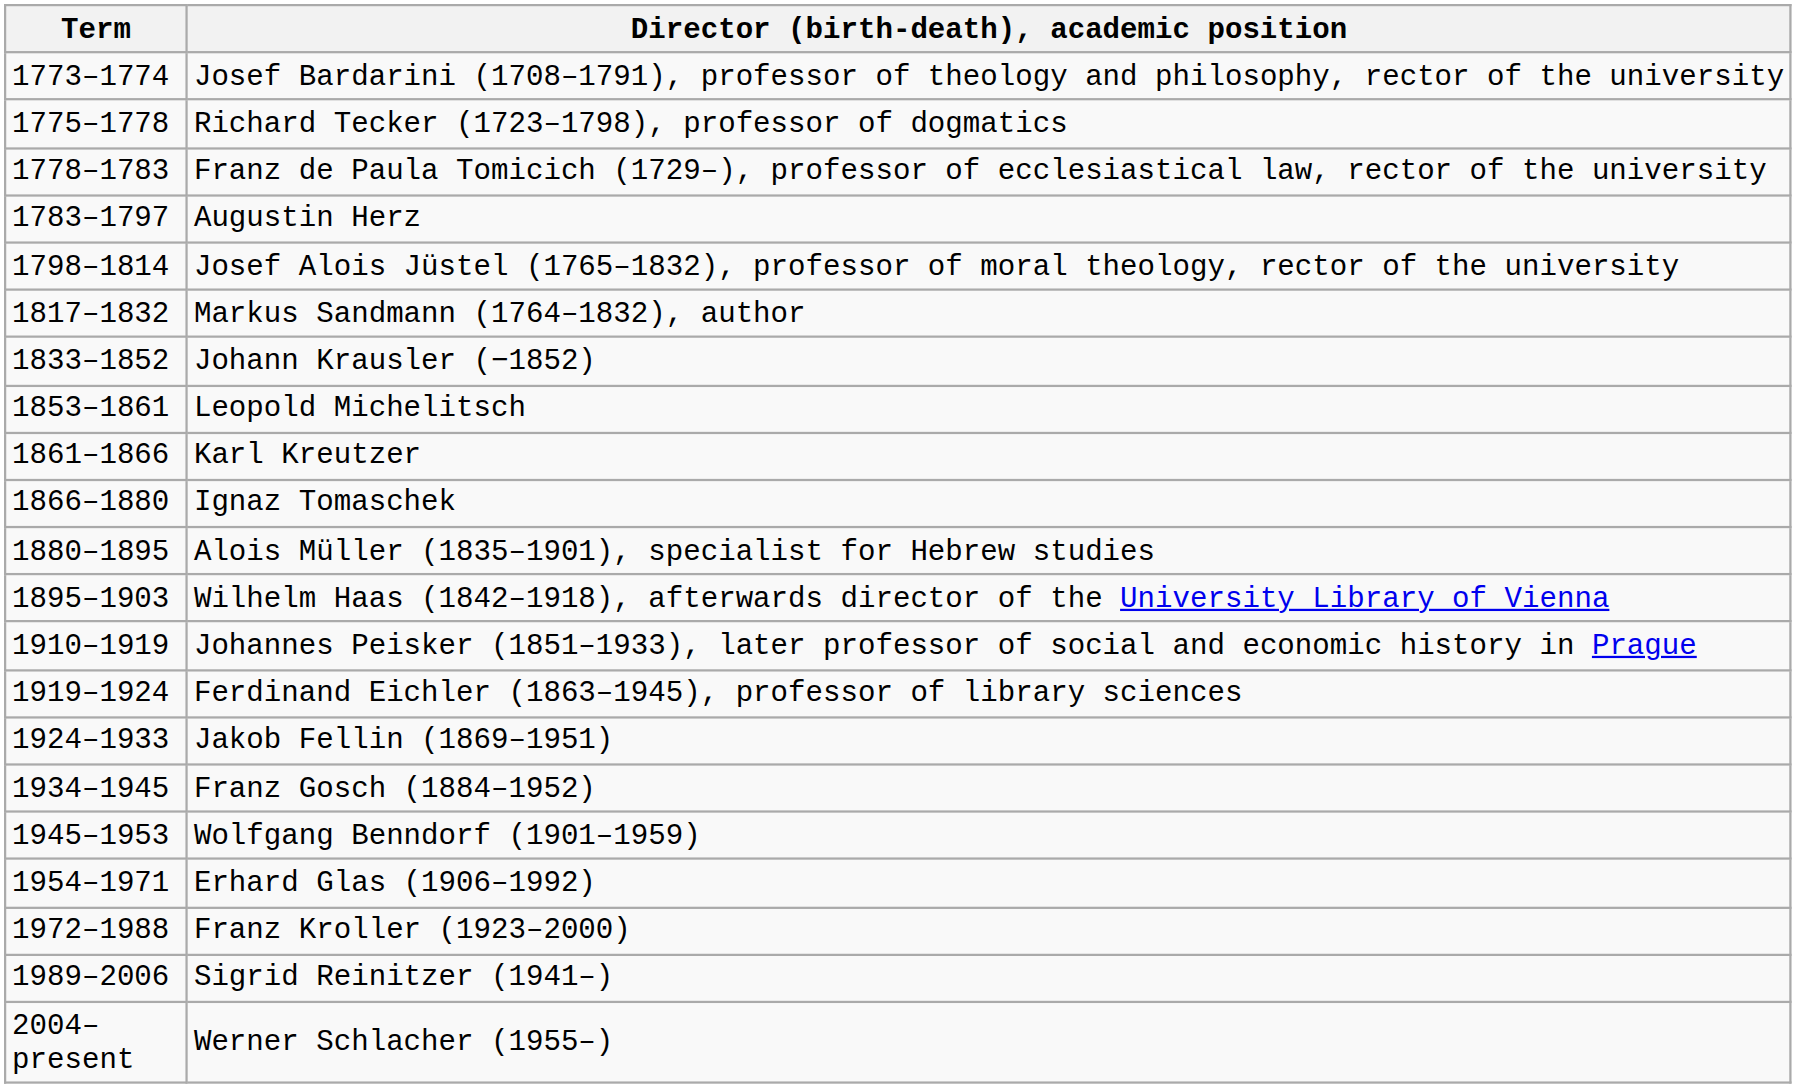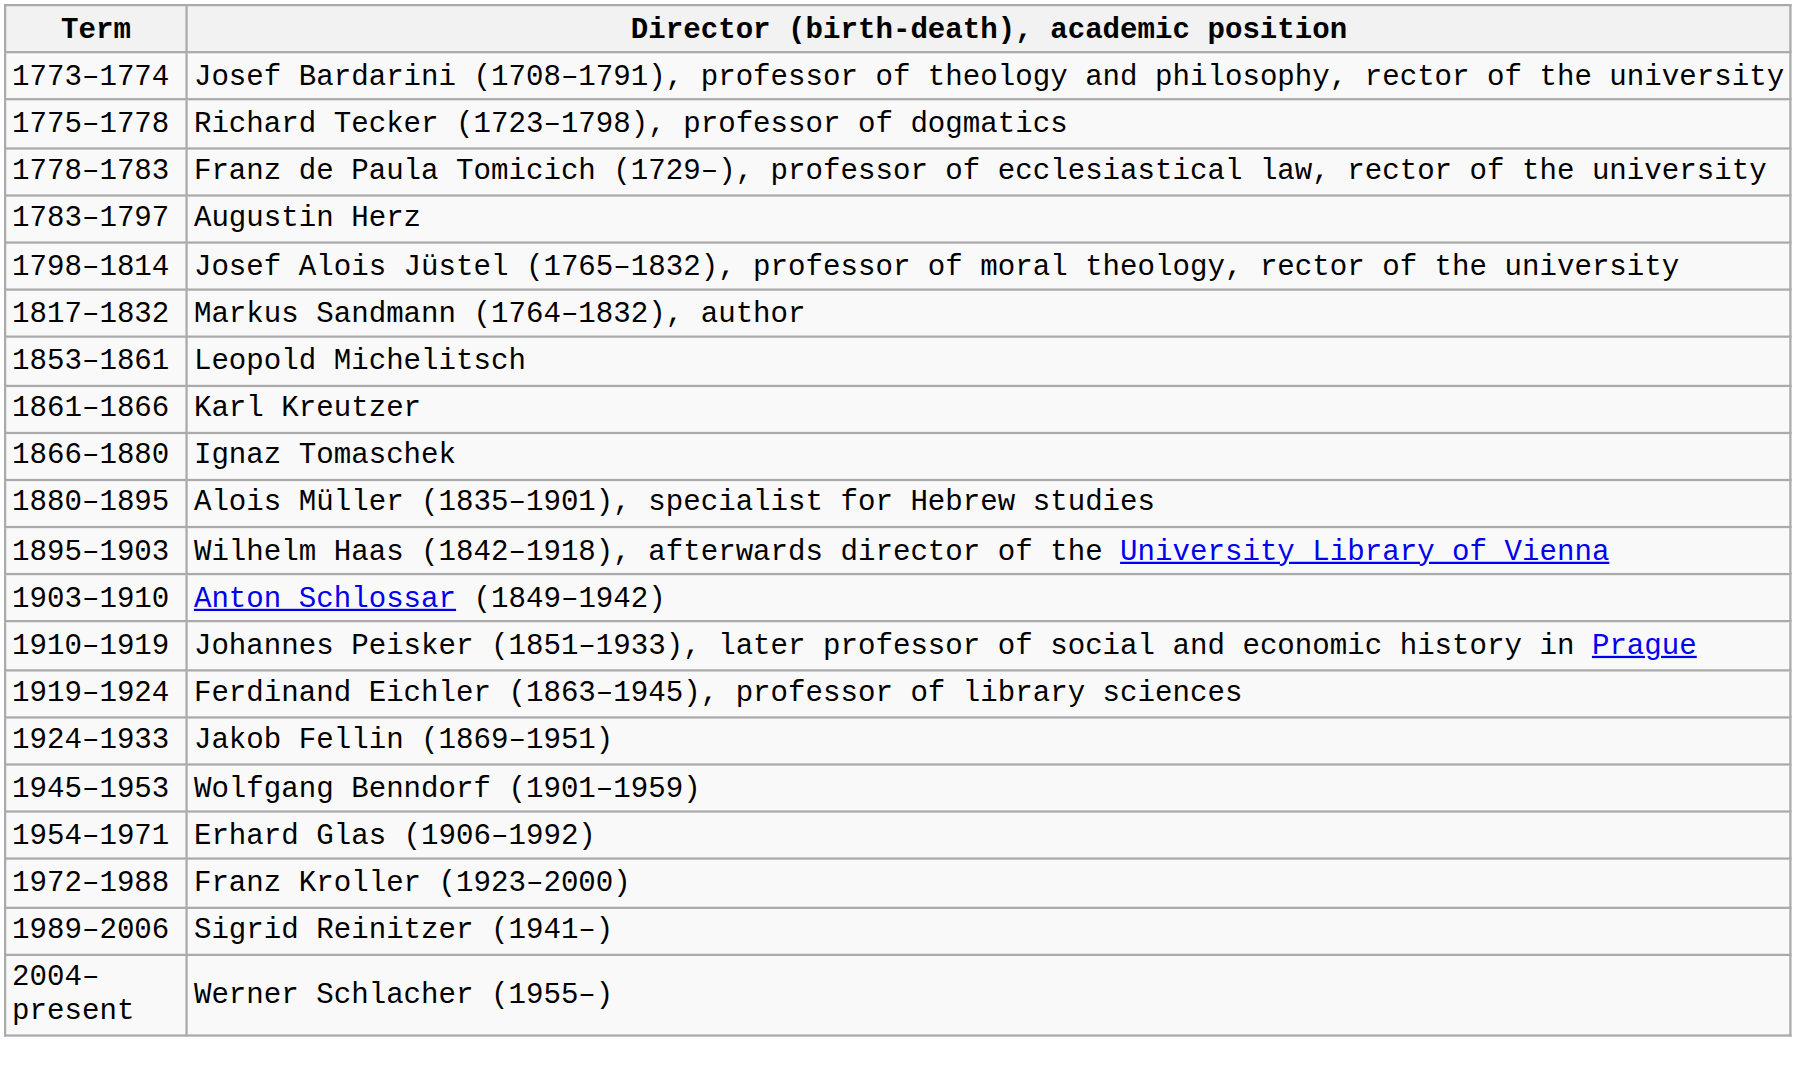- row: (395, 361)
+ row: (430, 598)
- row: (395, 788)
